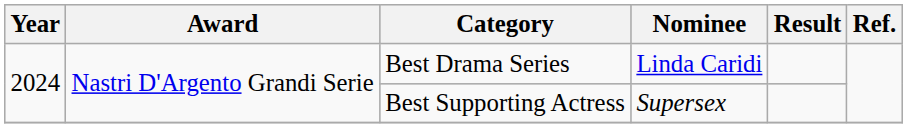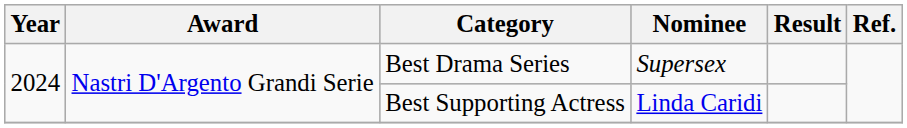(699, 63) Linda Caridi -> (681, 63) Supersex
(681, 102) Supersex -> (699, 102) Linda Caridi
